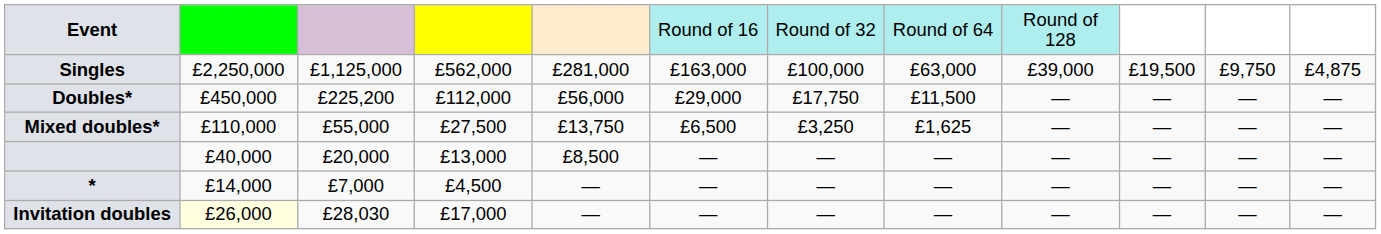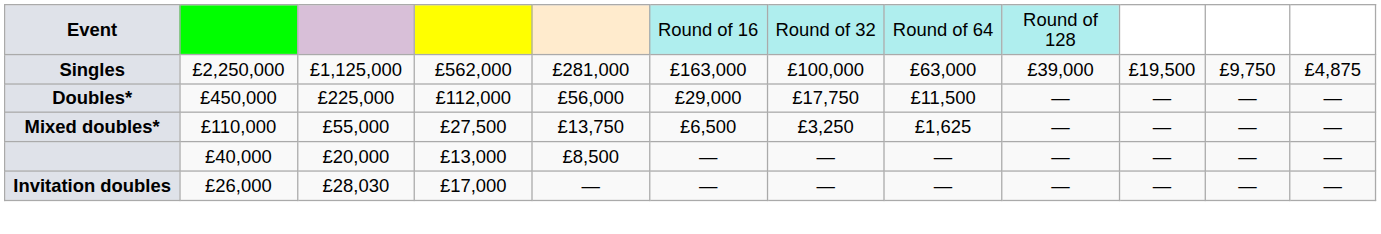(356, 98) £225,200 -> (356, 98) £225,000
- row: (92, 186)
(238, 215) lightyellow background -> (238, 186) no background
